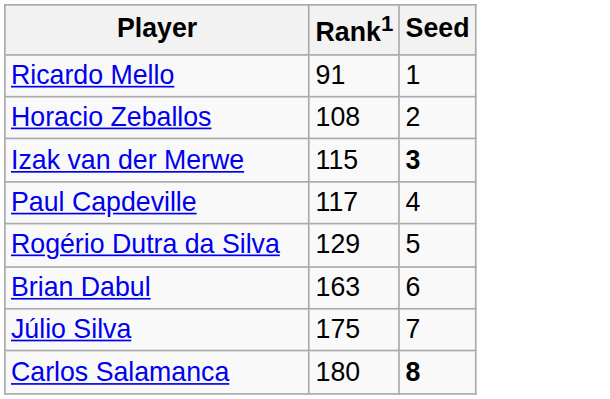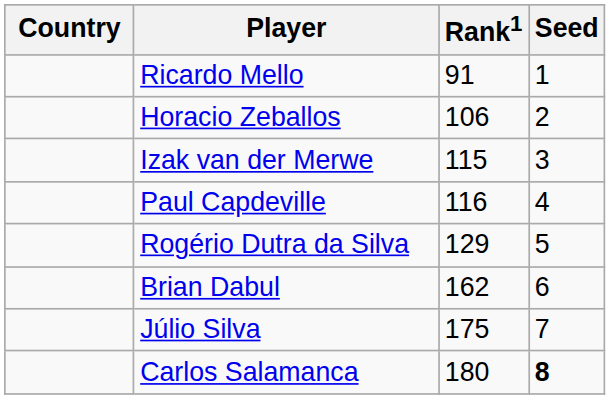+ column: (69, 29)
(338, 117) 108 -> (467, 117) 106
(413, 160) bold -> (542, 160) normal
(337, 202) 117 -> (466, 202) 116
(338, 287) 163 -> (467, 287) 162
